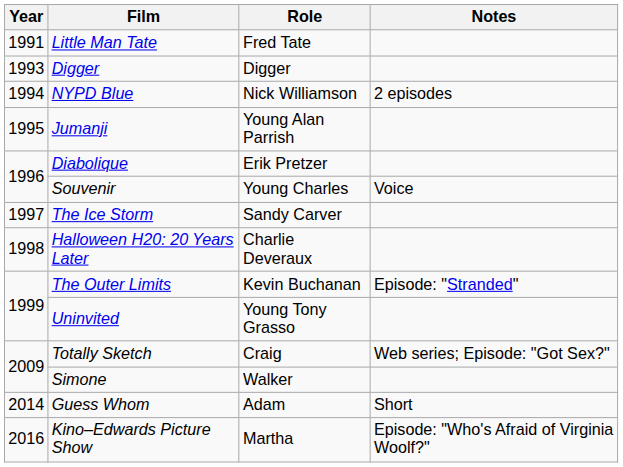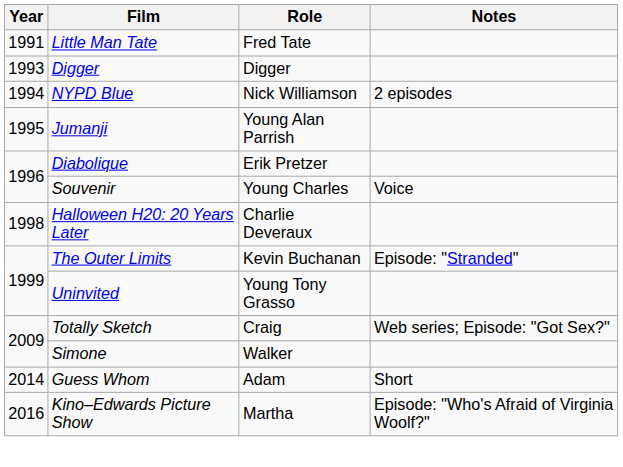- row: (102, 214)
